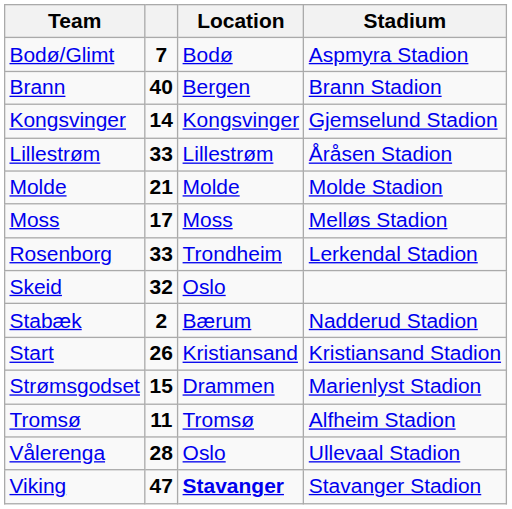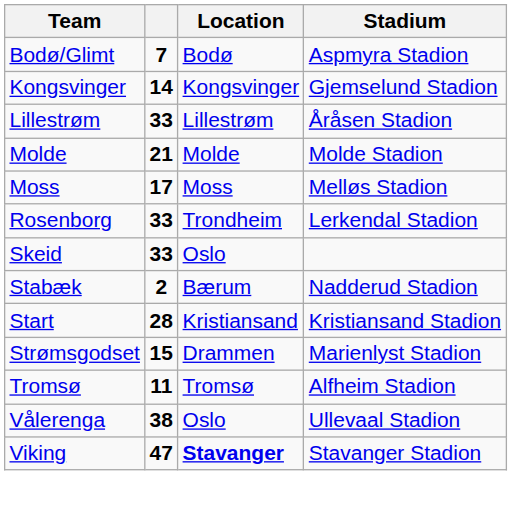- row: (37, 87)
(161, 287) 32 -> (161, 253) 33
(161, 353) 26 -> (161, 320) 28
(161, 453) 28 -> (161, 420) 38
